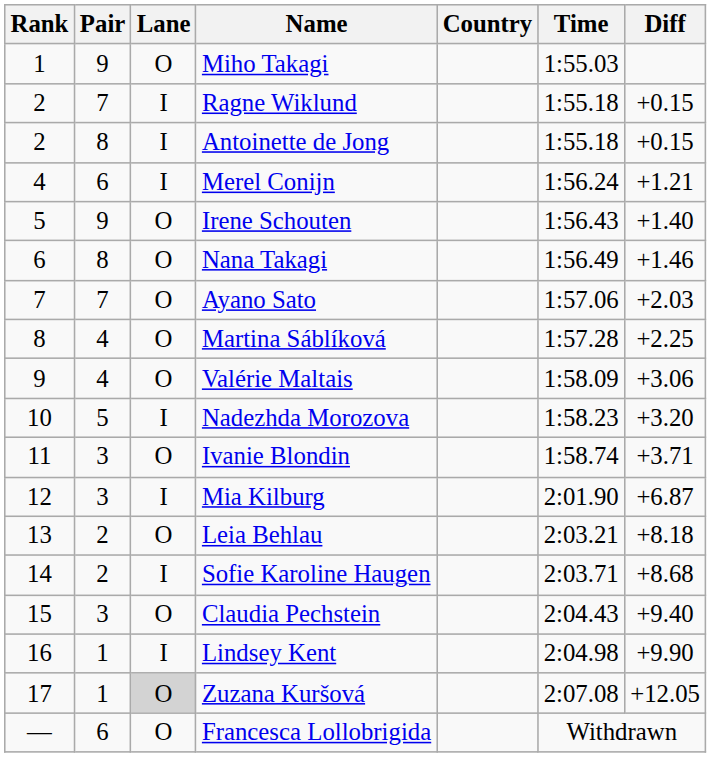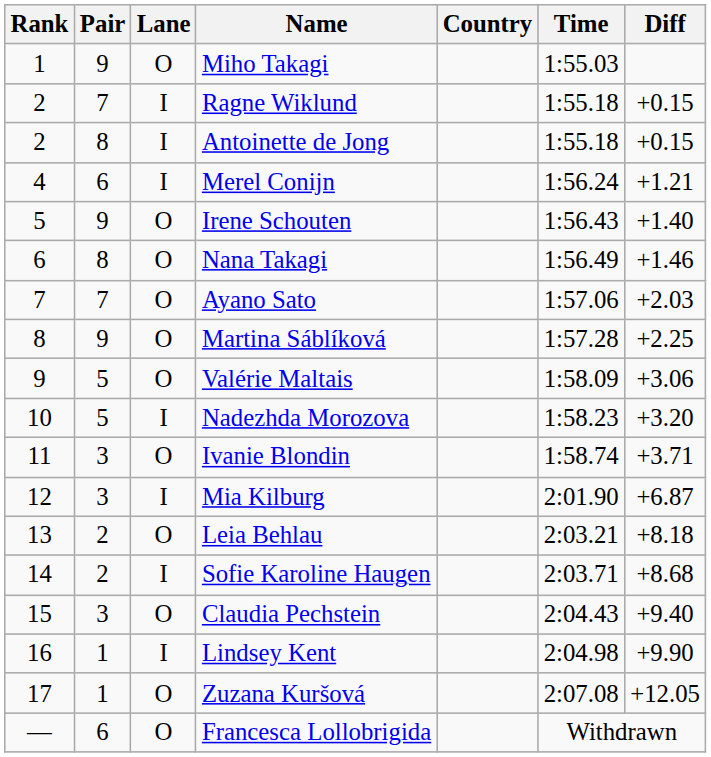(103, 338) 4 -> (103, 338) 9
(103, 378) 4 -> (103, 378) 5
(164, 692) lightgrey background -> (164, 692) no background
